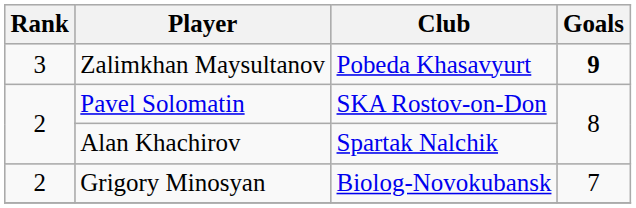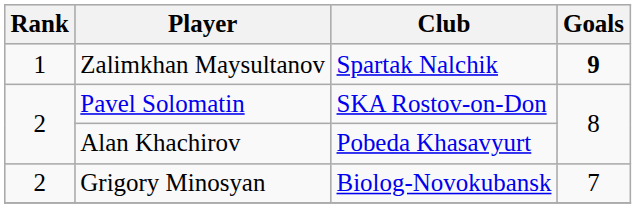(40, 63) 3 -> (40, 63) 1
(434, 63) Pobeda Khasavyurt -> (417, 63) Spartak Nalchik
(417, 143) Spartak Nalchik -> (434, 143) Pobeda Khasavyurt
